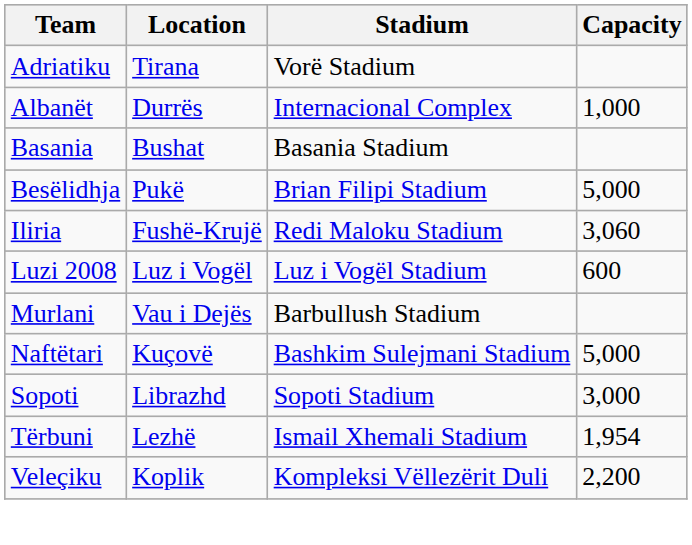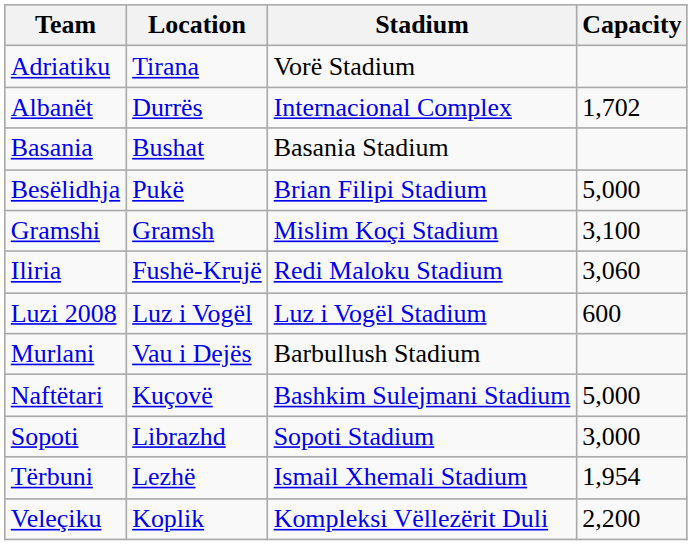(611, 107) 1,000 -> (611, 107) 1,702
+ row: (55, 230)
